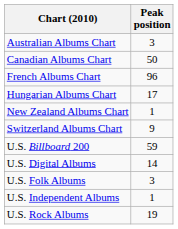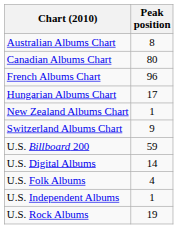(152, 42) 3 -> (152, 42) 8
(152, 59) 50 -> (152, 59) 80
(152, 180) 3 -> (152, 180) 4
